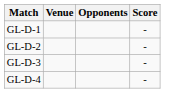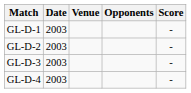+ column: (56, 12)
